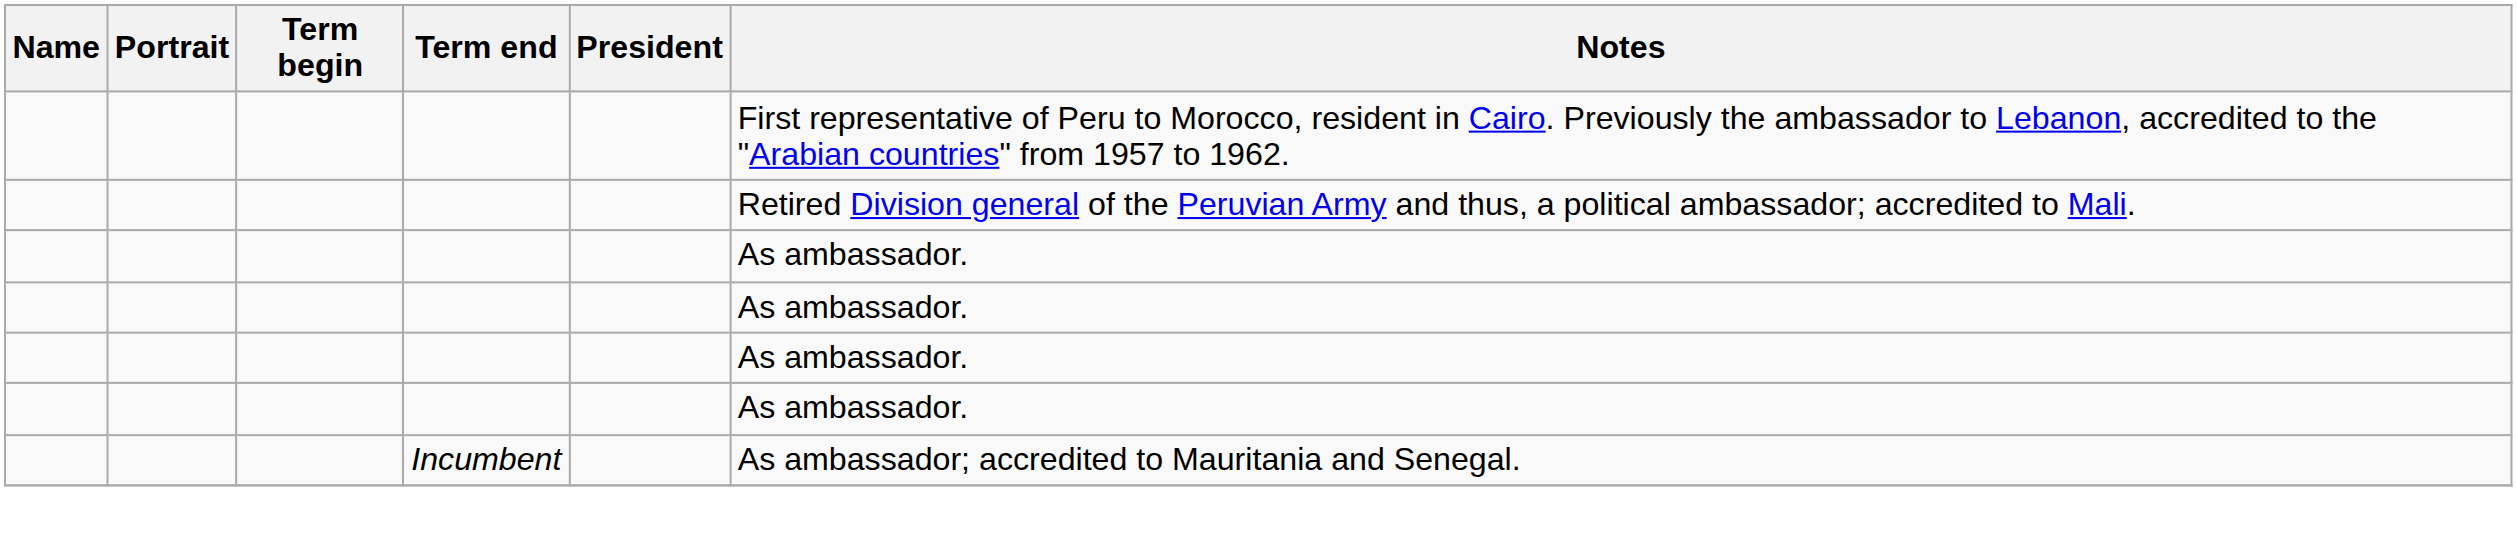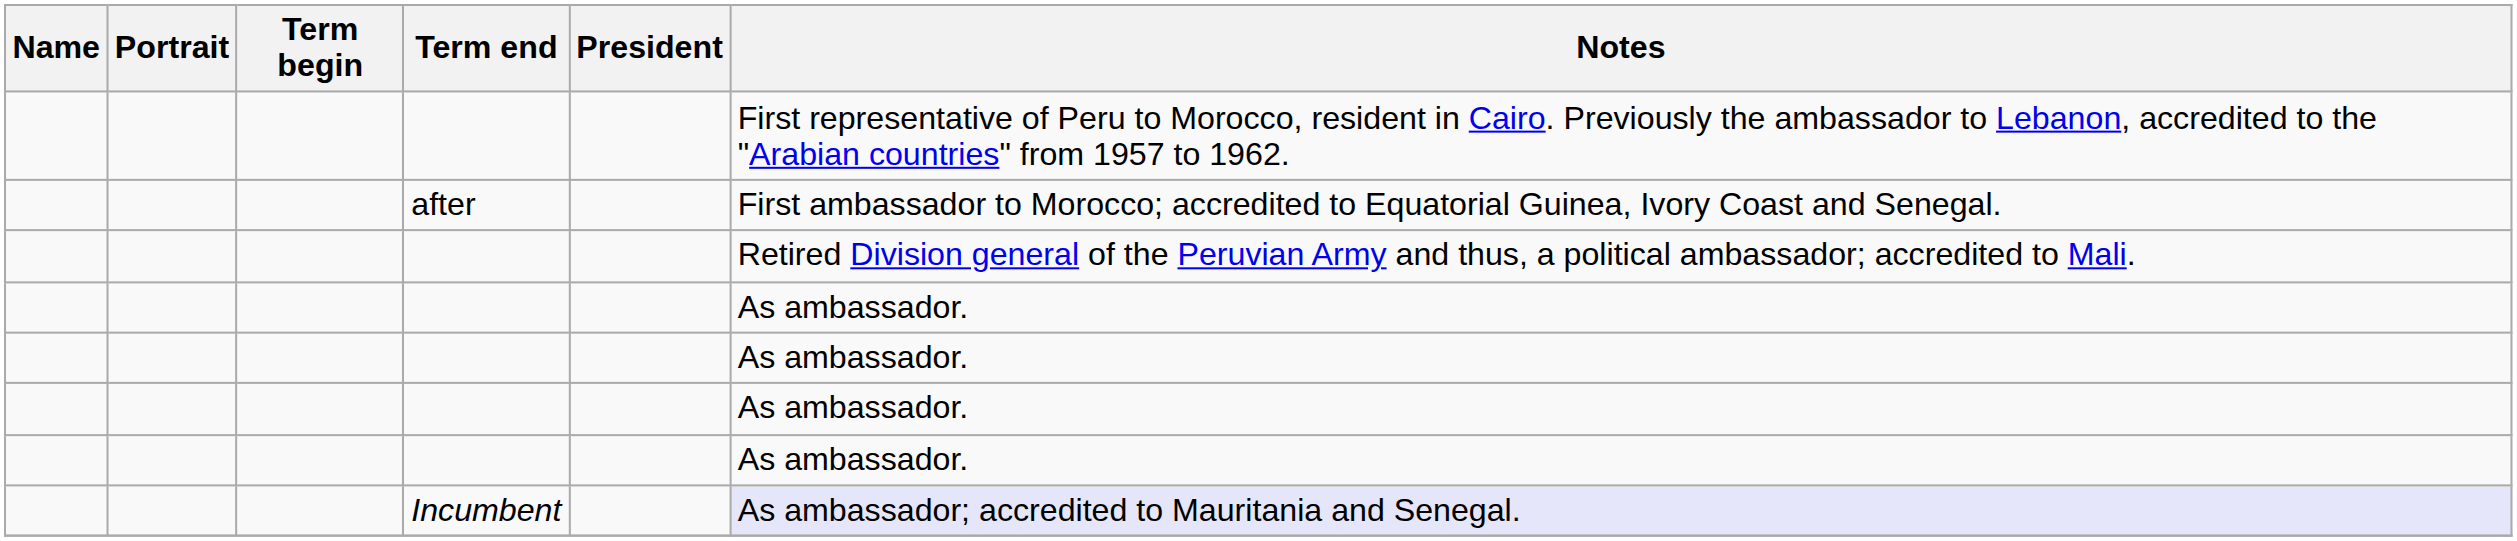+ row: (56, 205)
(1129, 459) no background -> (1129, 510) lavender background
